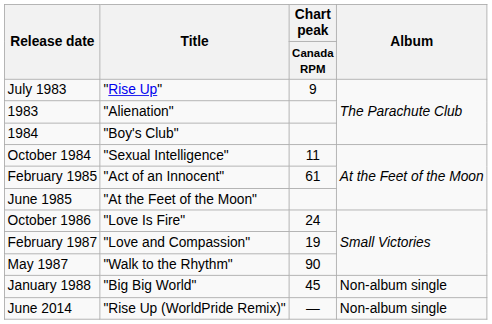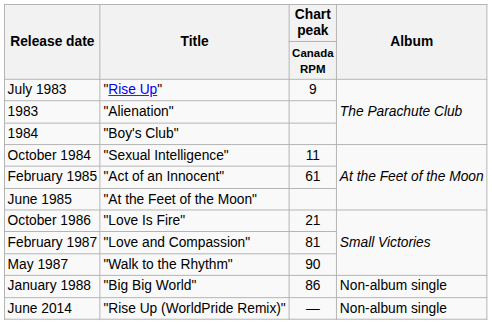(313, 220) 24 -> (313, 220) 21
(313, 242) 19 -> (313, 242) 81
(313, 286) 45 -> (313, 286) 86
